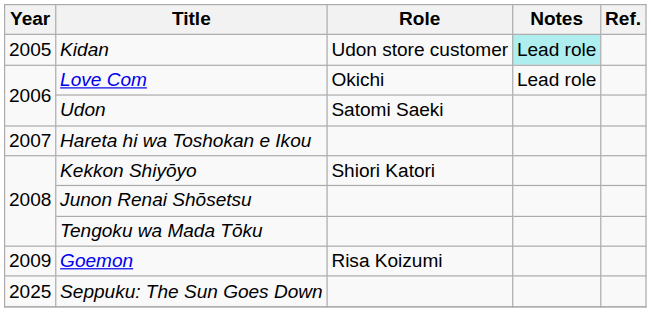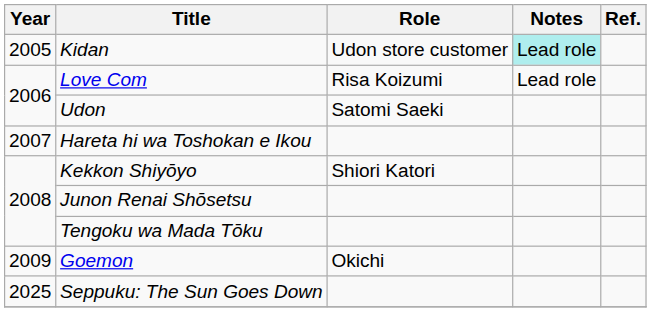(358, 79) Okichi -> (387, 79) Risa Koizumi
(387, 261) Risa Koizumi -> (358, 261) Okichi
